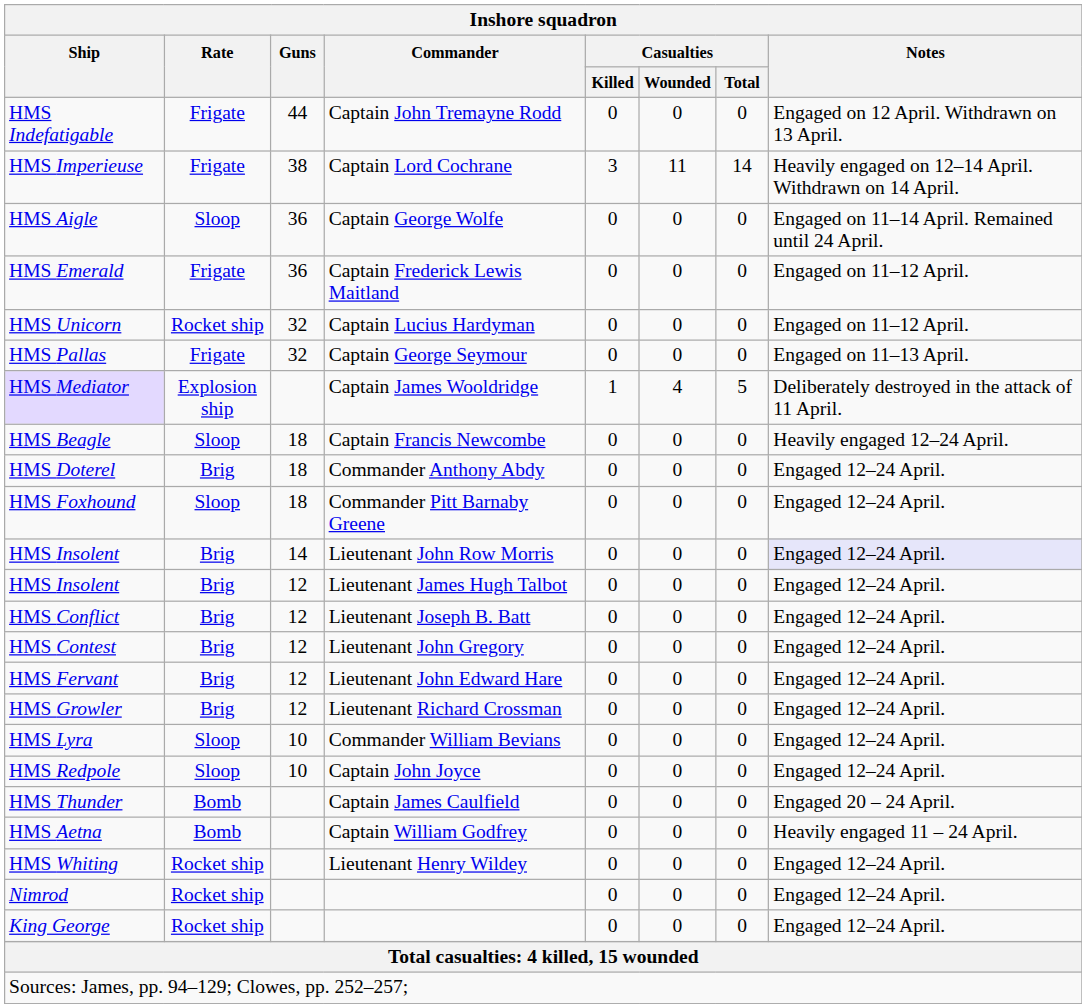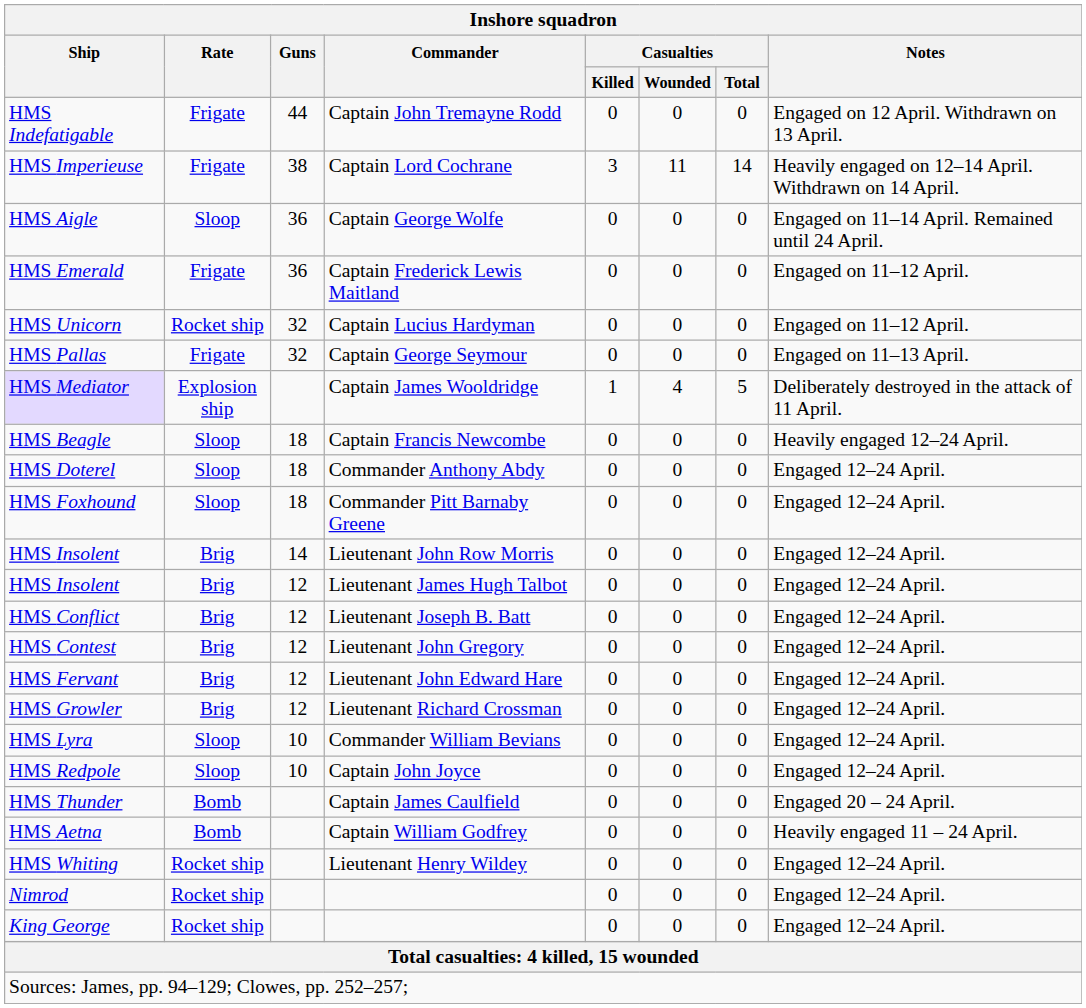(217, 470) Brig -> (217, 470) Sloop
(859, 554) lavender background -> (859, 554) no background
